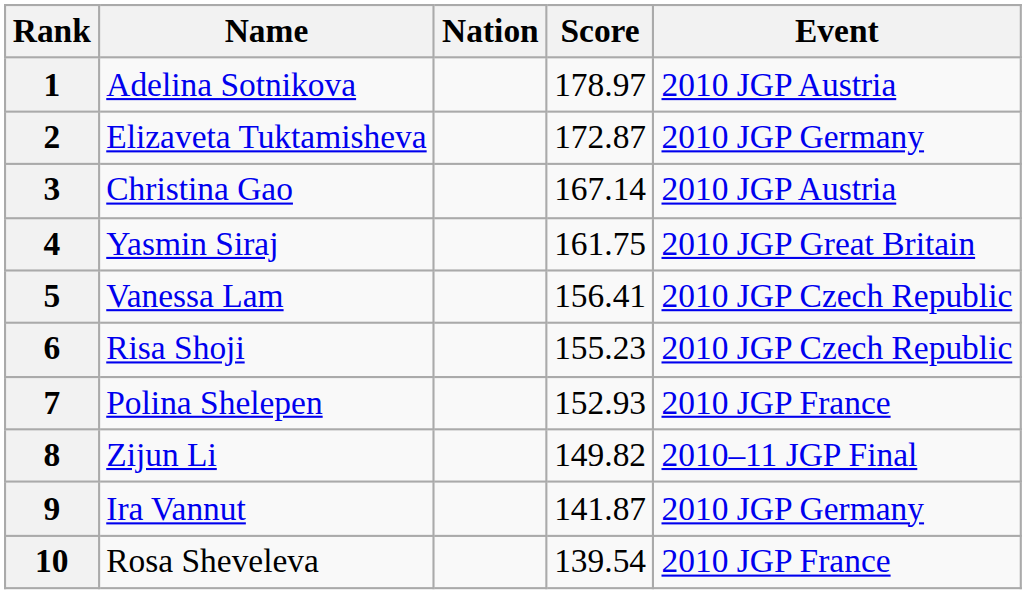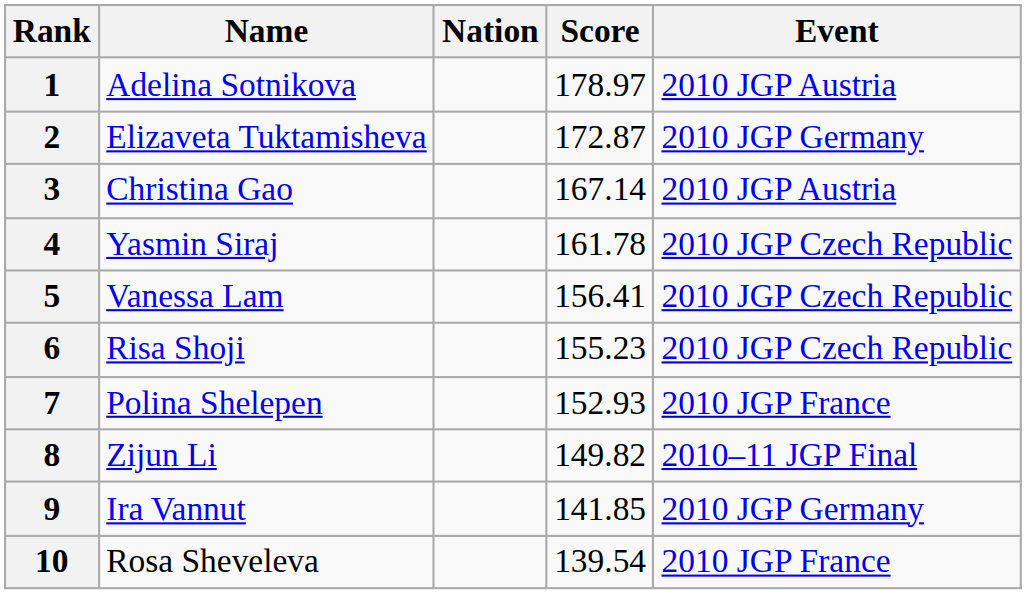(600, 243) 161.75 -> (600, 243) 161.78
(818, 243) 2010 JGP Great Britain -> (837, 243) 2010 JGP Czech Republic
(600, 508) 141.87 -> (600, 508) 141.85
